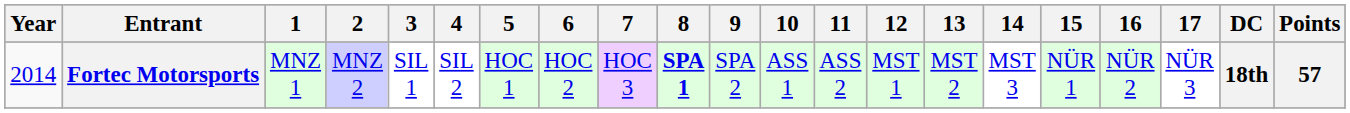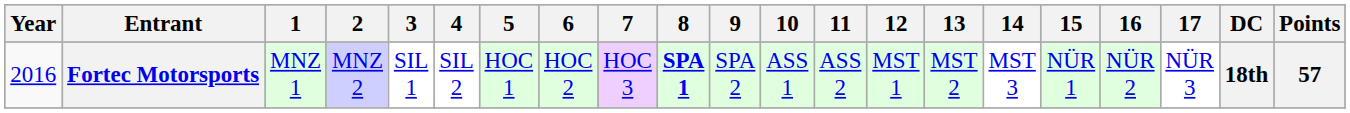(33, 74) 2014 -> (33, 74) 2016
